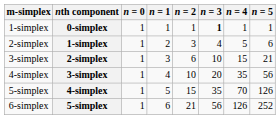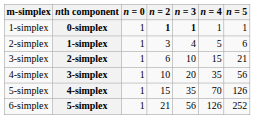- column: (160, 12)
(193, 28) normal -> (168, 28) bold
